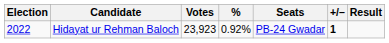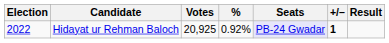(200, 29) 23,923 -> (200, 29) 20,925
(290, 29) no background -> (290, 29) lavender background
